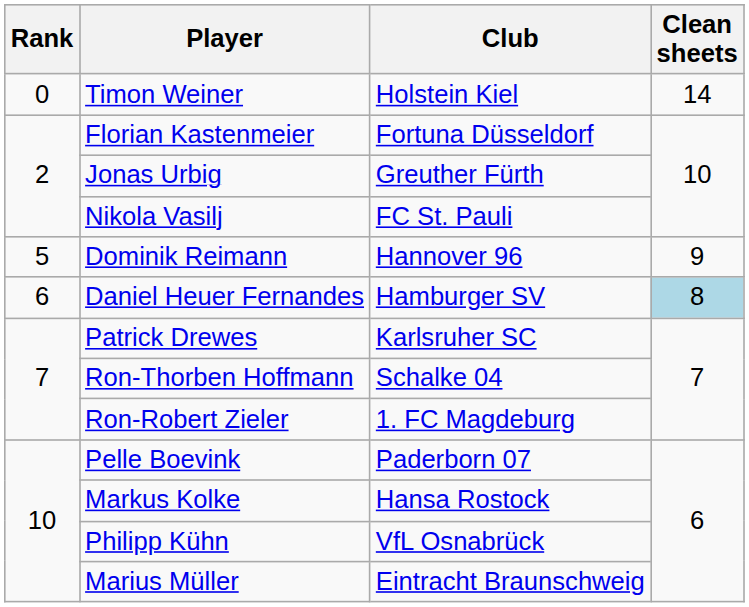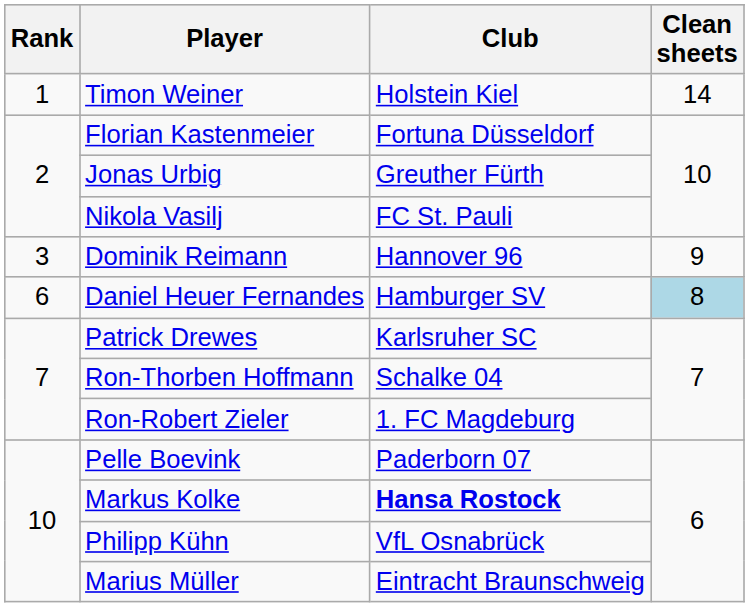(42, 94) 0 -> (42, 94) 1
(42, 256) 5 -> (42, 256) 3
(463, 500) normal -> (468, 500) bold
